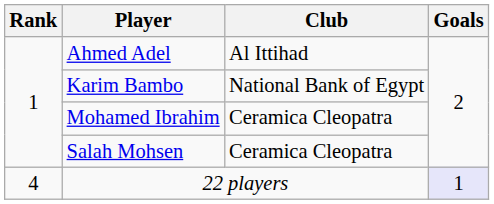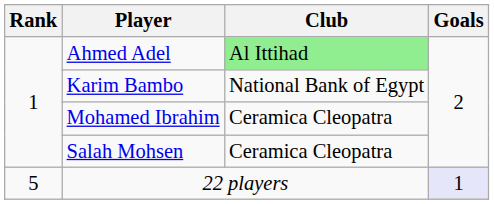(269, 53) no background -> (269, 53) lightgreen background
(33, 183) 4 -> (33, 183) 5
